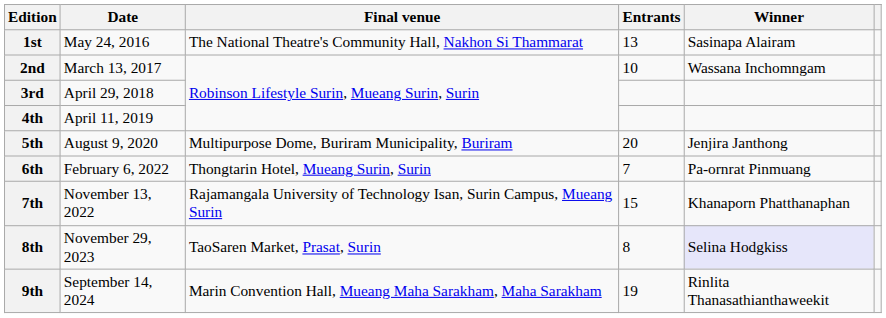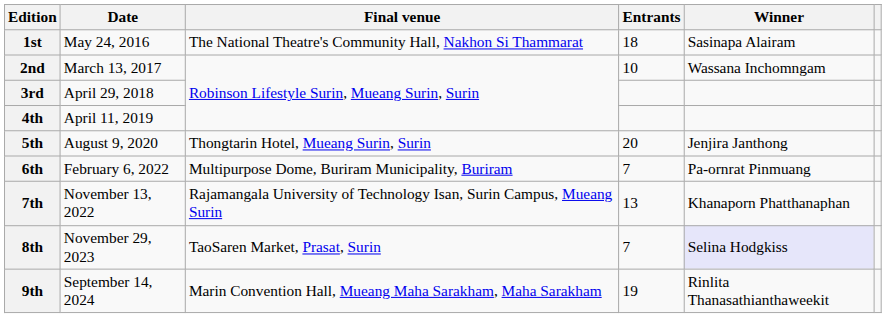(630, 42) 13 -> (630, 42) 18
(351, 143) Multipurpose Dome, Buriram Municipality, Buriram -> (310, 143) Thongtarin Hotel, Mueang Surin, Surin
(310, 169) Thongtarin Hotel, Mueang Surin, Surin -> (351, 169) Multipurpose Dome, Buriram Municipality, Buriram
(630, 203) 15 -> (630, 203) 13
(626, 247) 8 -> (626, 247) 7
